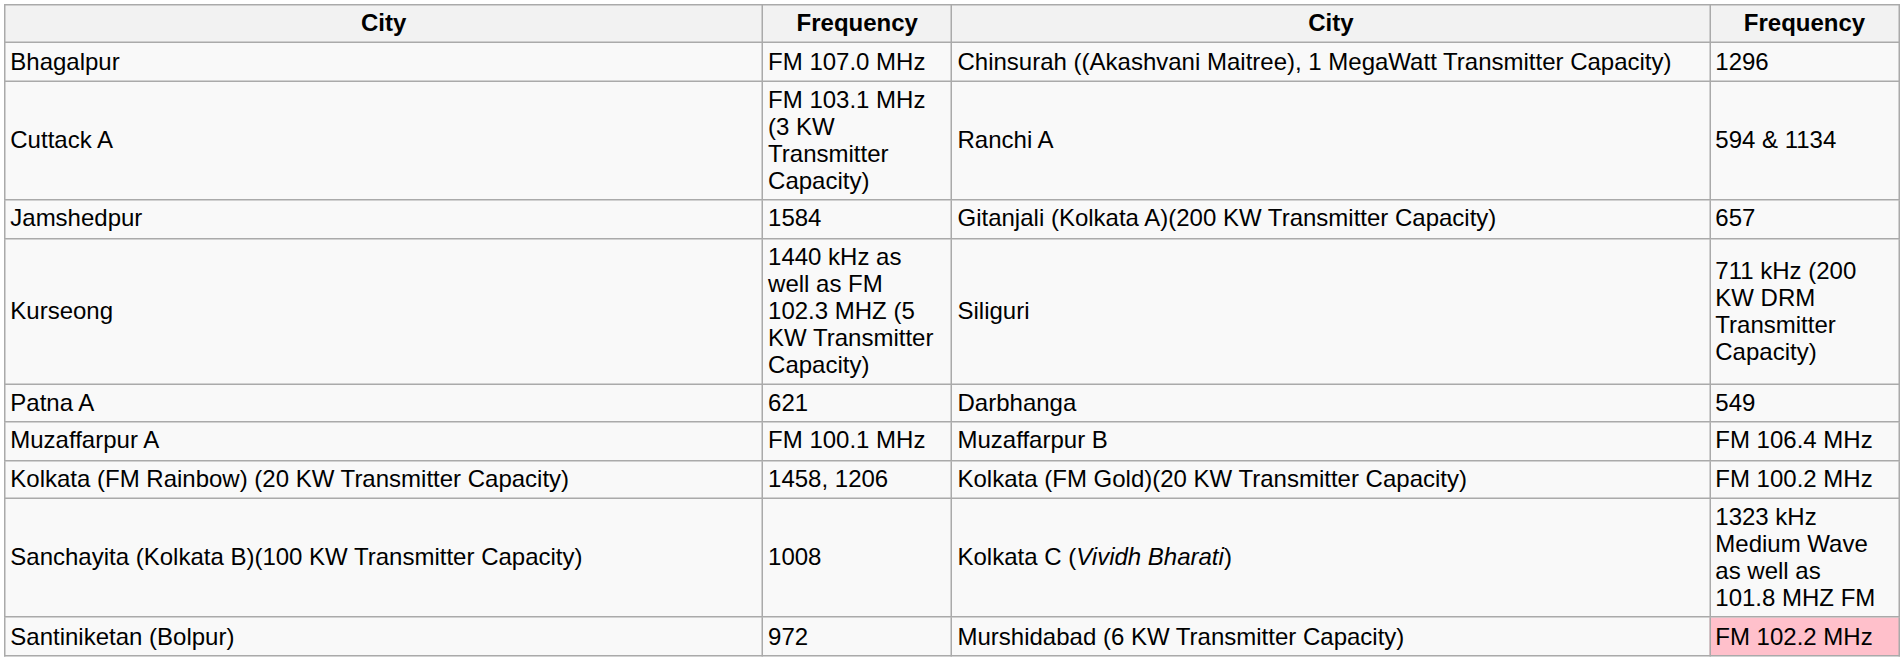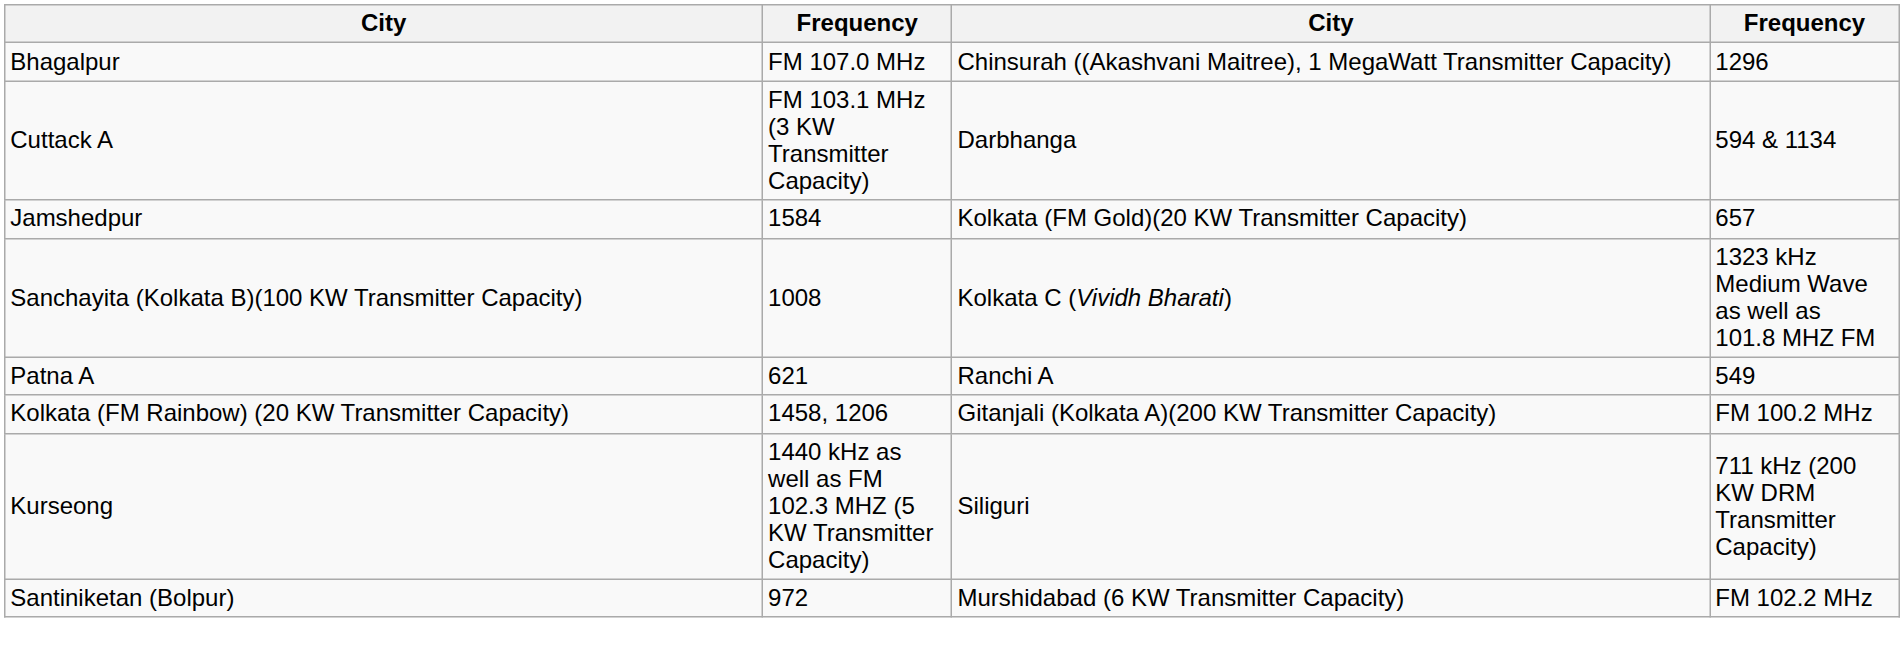(1006, 140) Ranchi A -> (1017, 140) Darbhanga
(1227, 218) Gitanjali (Kolkata A)(200 KW Transmitter Capacity) -> (1212, 218) Kolkata (FM Gold)(20 KW Transmitter Capacity)
rows swapped: (296, 557) <-> (62, 310)
(1017, 402) Darbhanga -> (1006, 375) Ranchi A
- row: (85, 440)
(1212, 478) Kolkata (FM Gold)(20 KW Transmitter Capacity) -> (1227, 413) Gitanjali (Kolkata A)(200 KW Transmitter Capacity)
(1794, 636) pink background -> (1794, 598) no background
